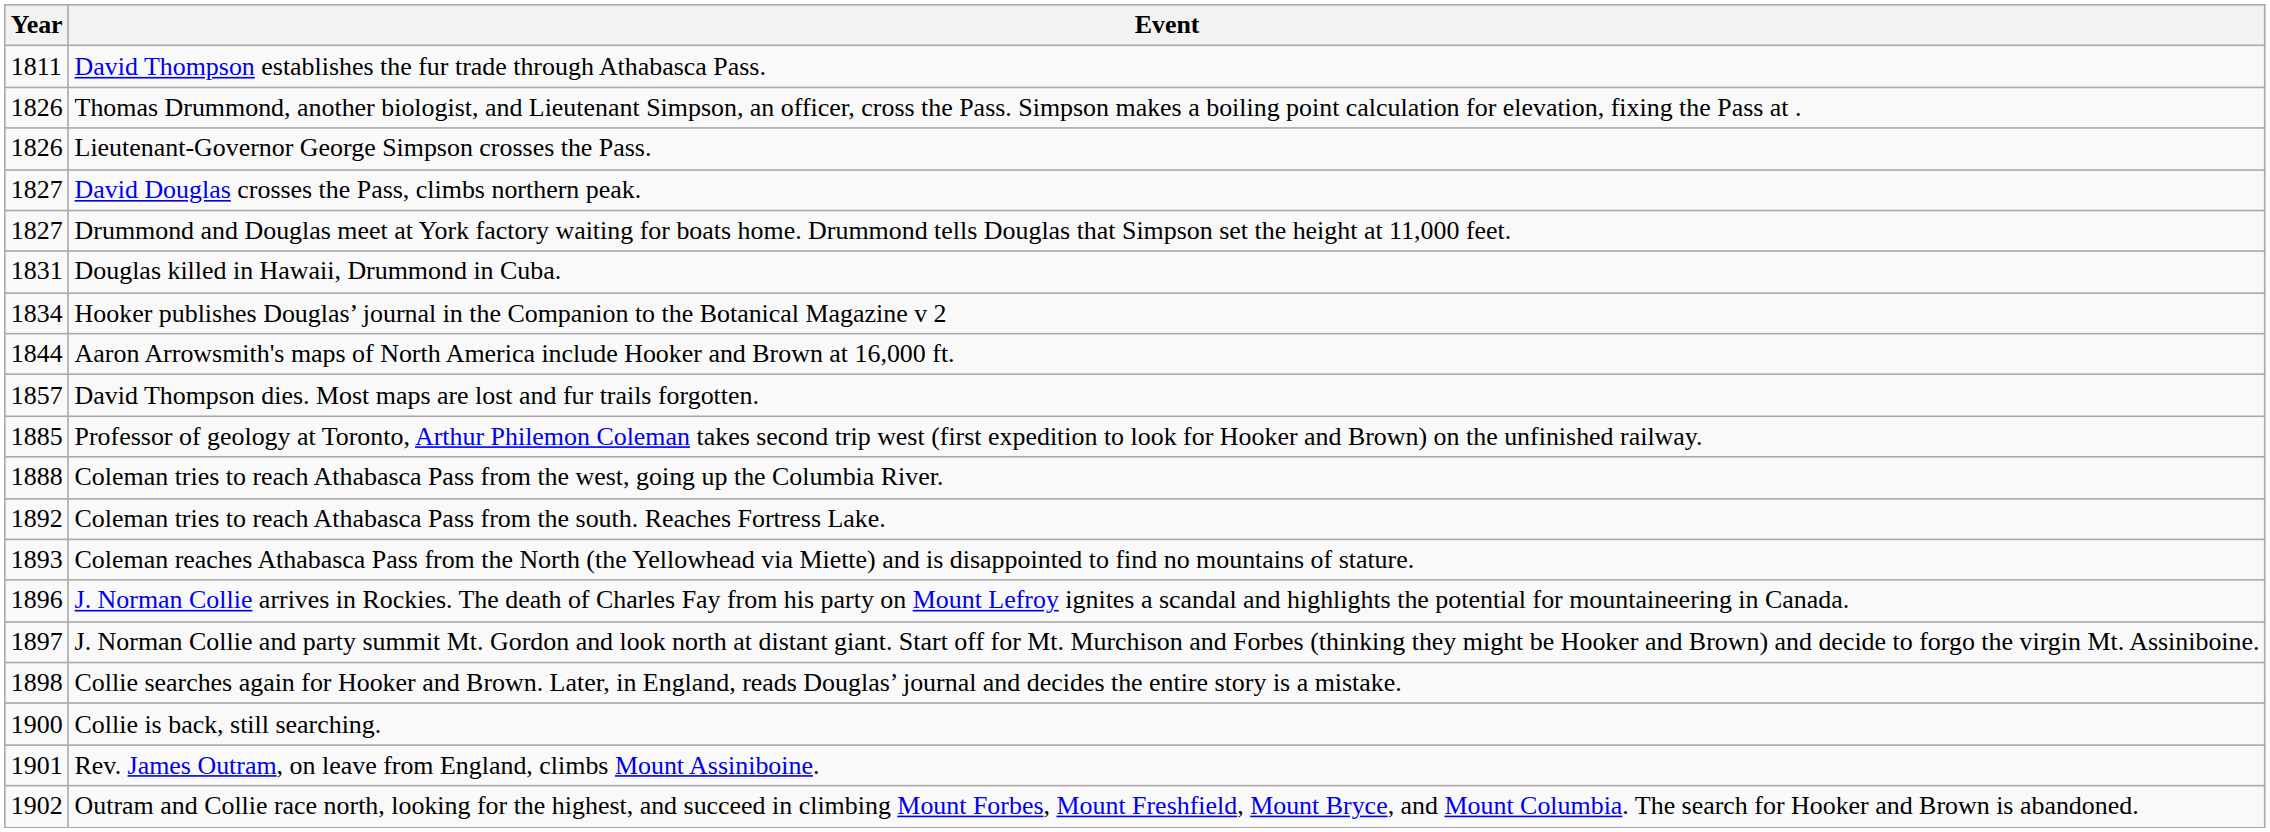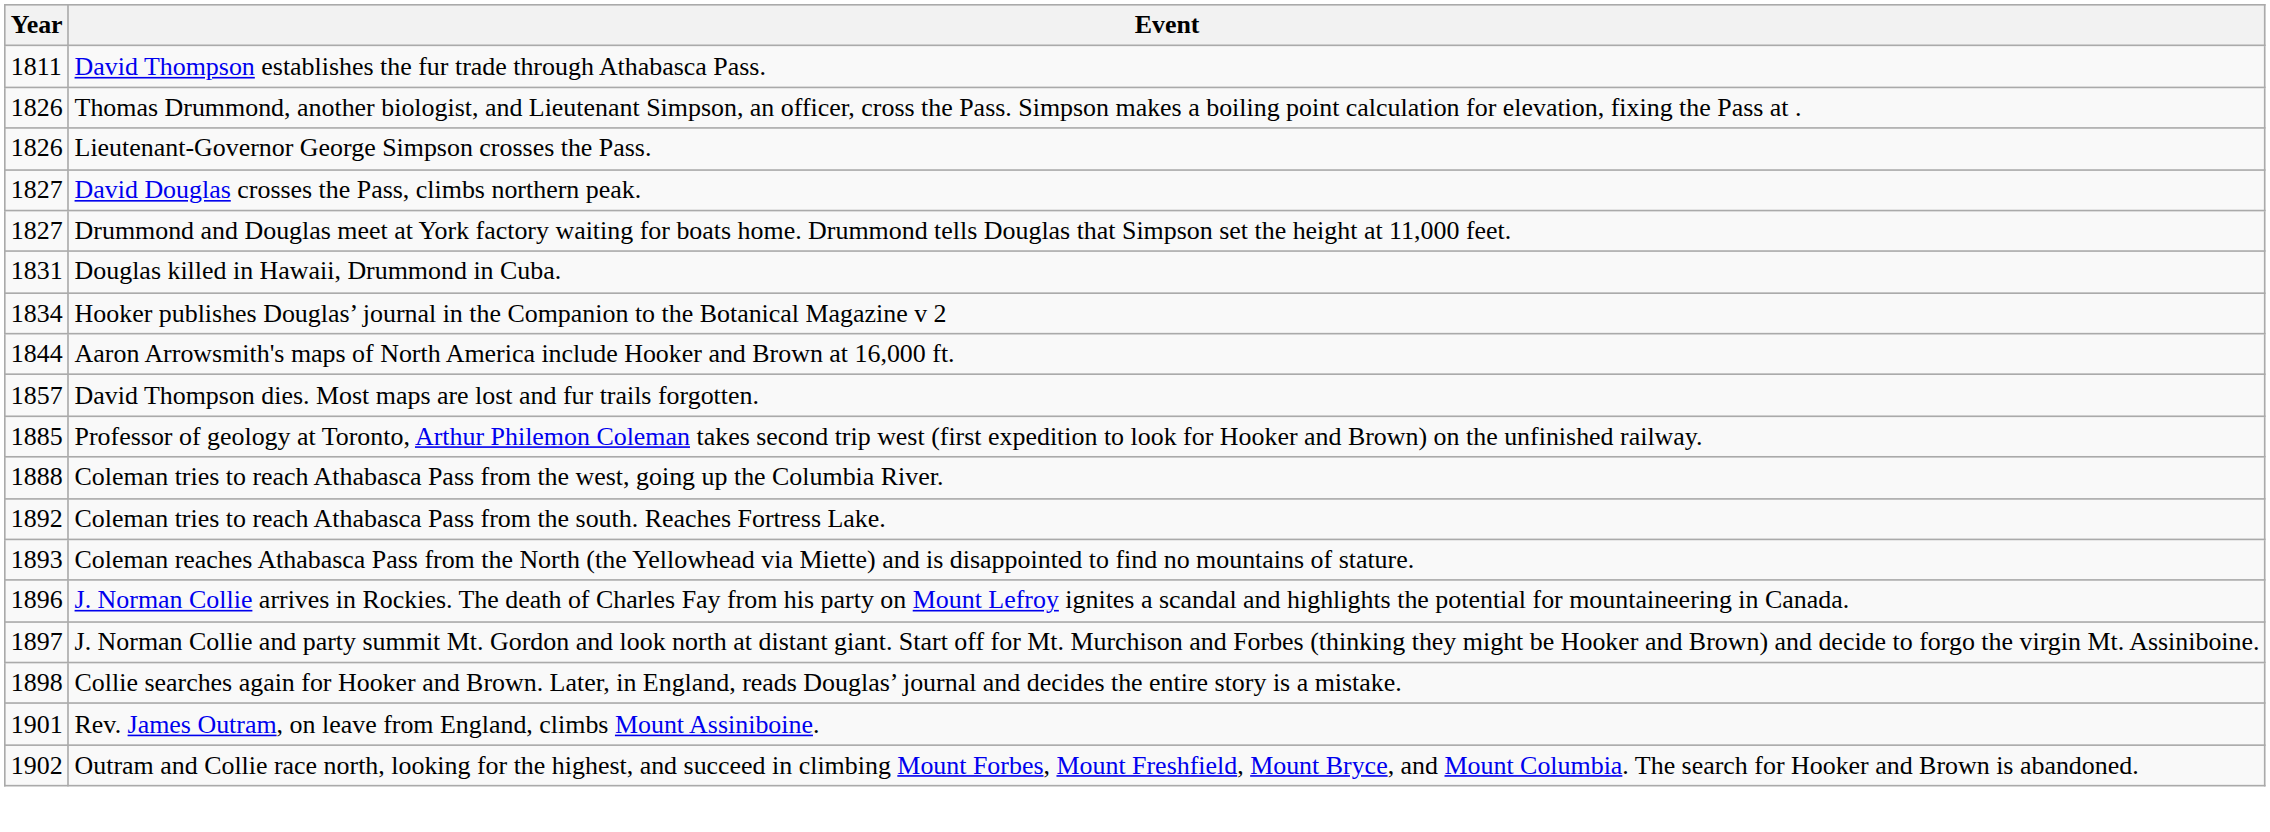- row: (228, 723)
